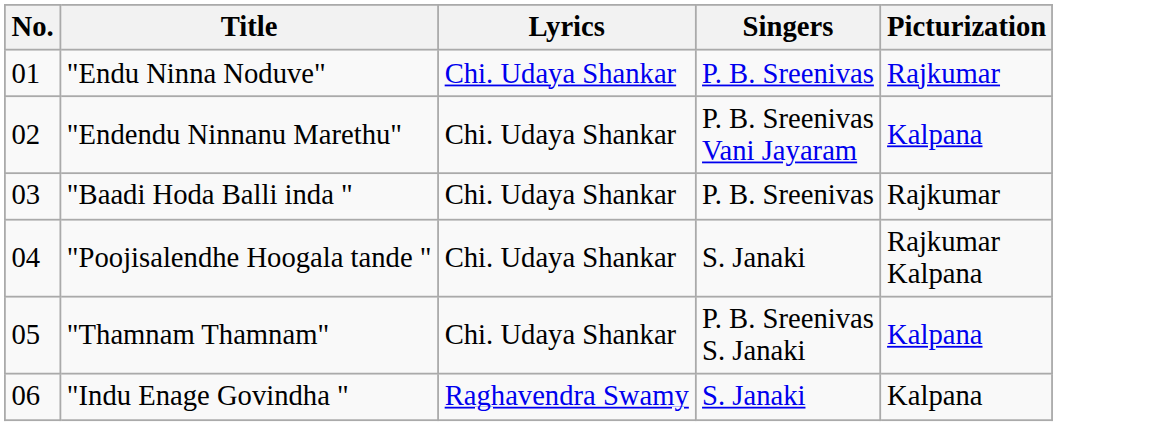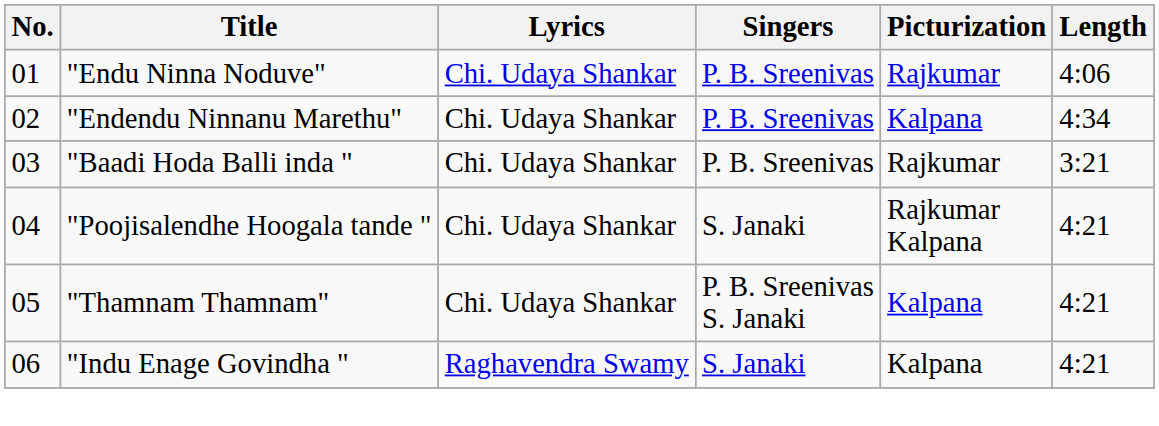+ column: (1103, 27)
(788, 134) P. B. Sreenivas Vani Jayaram -> (788, 118) P. B. Sreenivas
